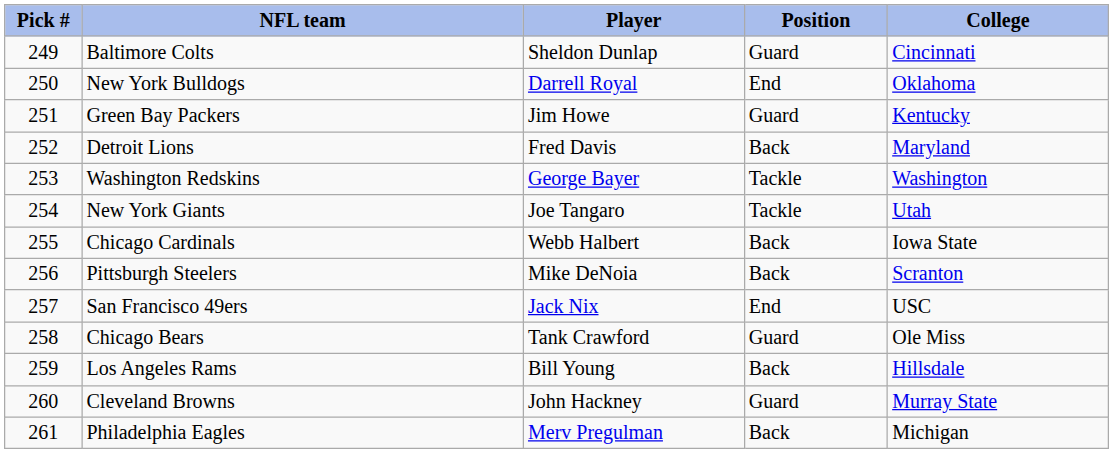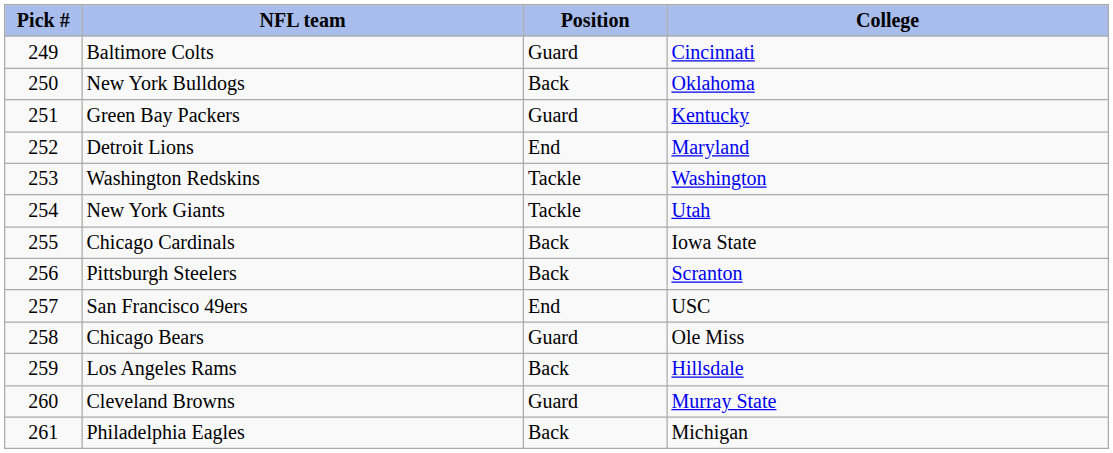- column: (634, 20)
(765, 83) End -> (549, 83) Back
(769, 147) Back -> (544, 147) End
